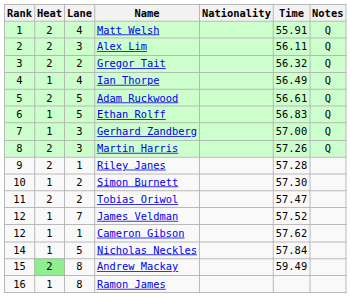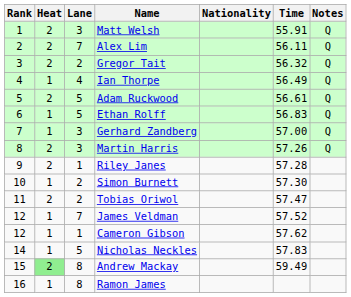(79, 30) 4 -> (79, 30) 3
(79, 47) 3 -> (79, 47) 7
(291, 250) 57.84 -> (291, 250) 57.83
